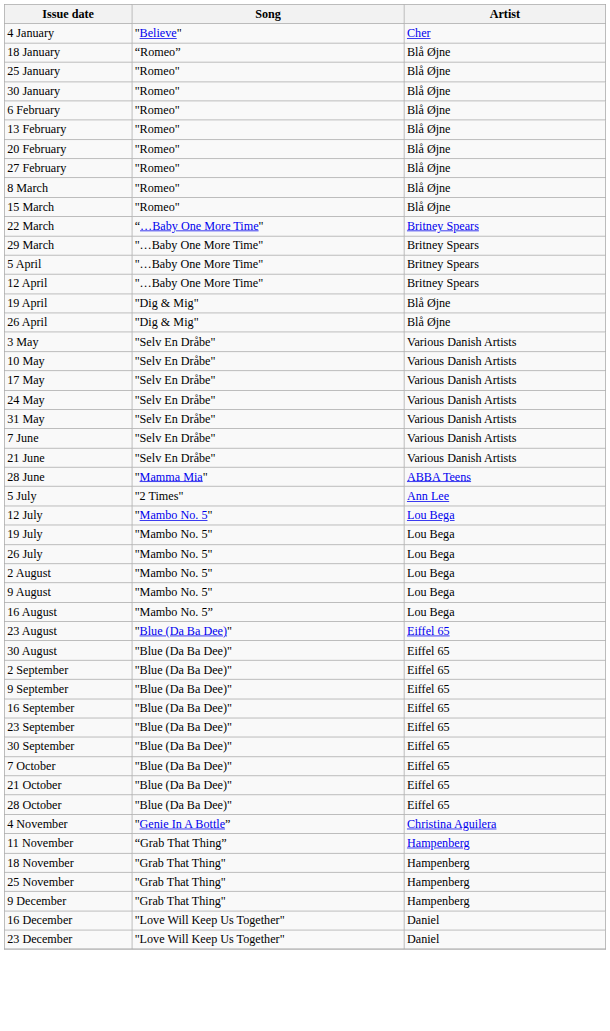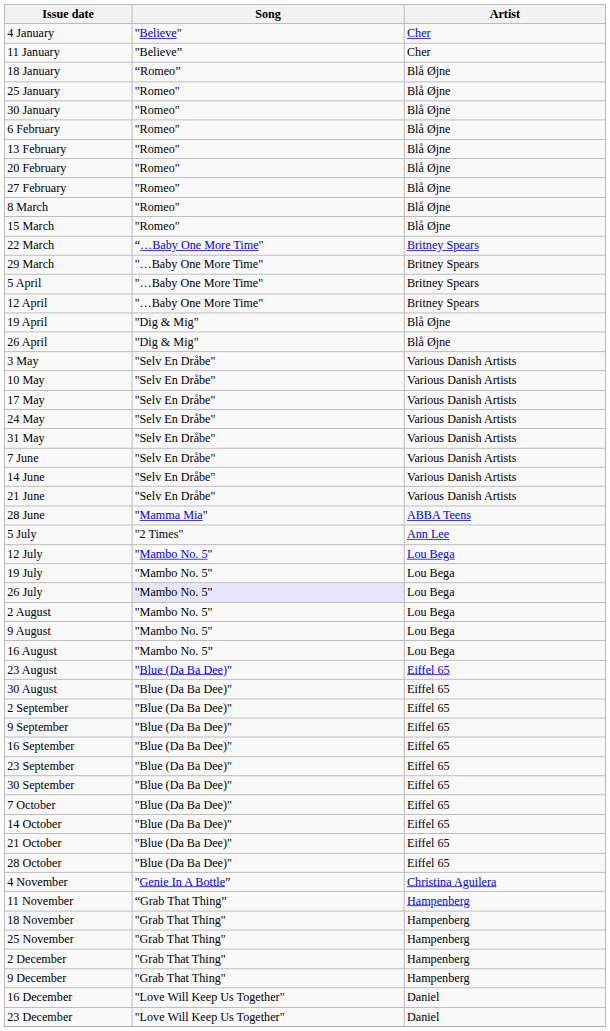+ row: (33, 52)
+ row: (26, 476)
(174, 554) no background -> (174, 592) lavender background
+ row: (34, 824)
+ row: (37, 959)
